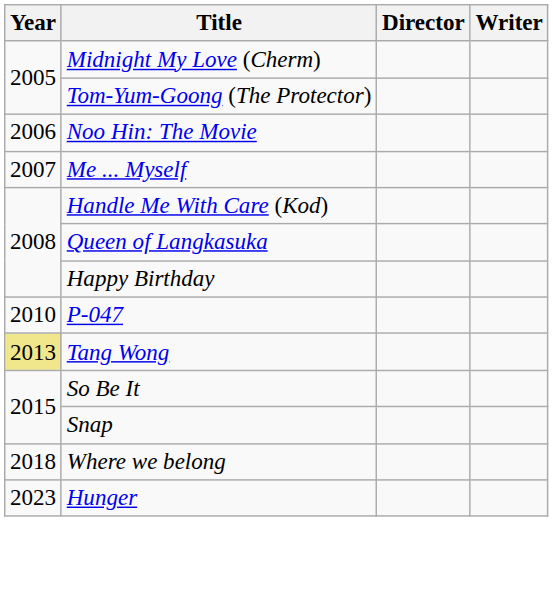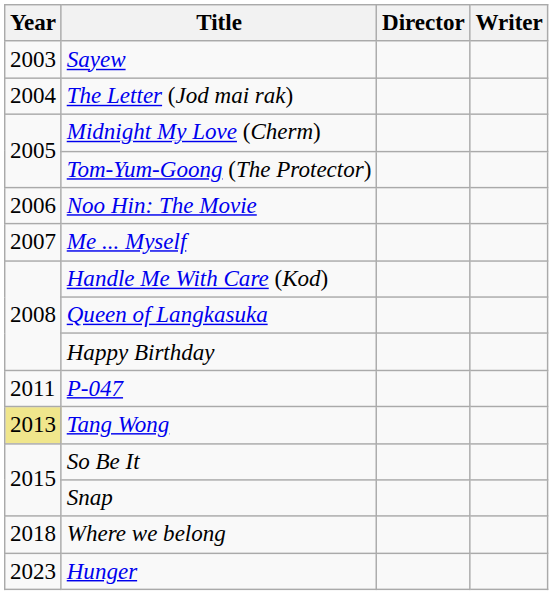+ row: (96, 59)
+ row: (180, 95)
(33, 315) 2010 -> (33, 388) 2011
